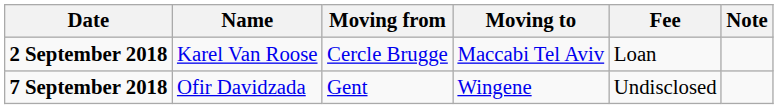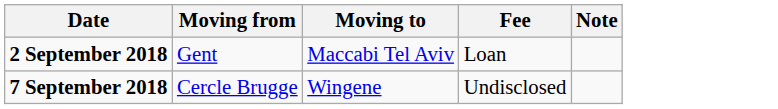- column: (247, 20)
(387, 53) Cercle Brugge -> (197, 53) Gent
(347, 86) Gent -> (237, 86) Cercle Brugge
